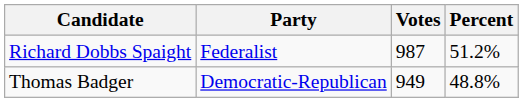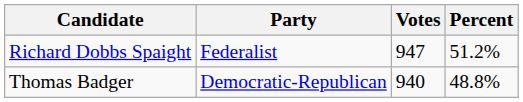(410, 50) 987 -> (410, 50) 947
(410, 81) 949 -> (410, 81) 940
